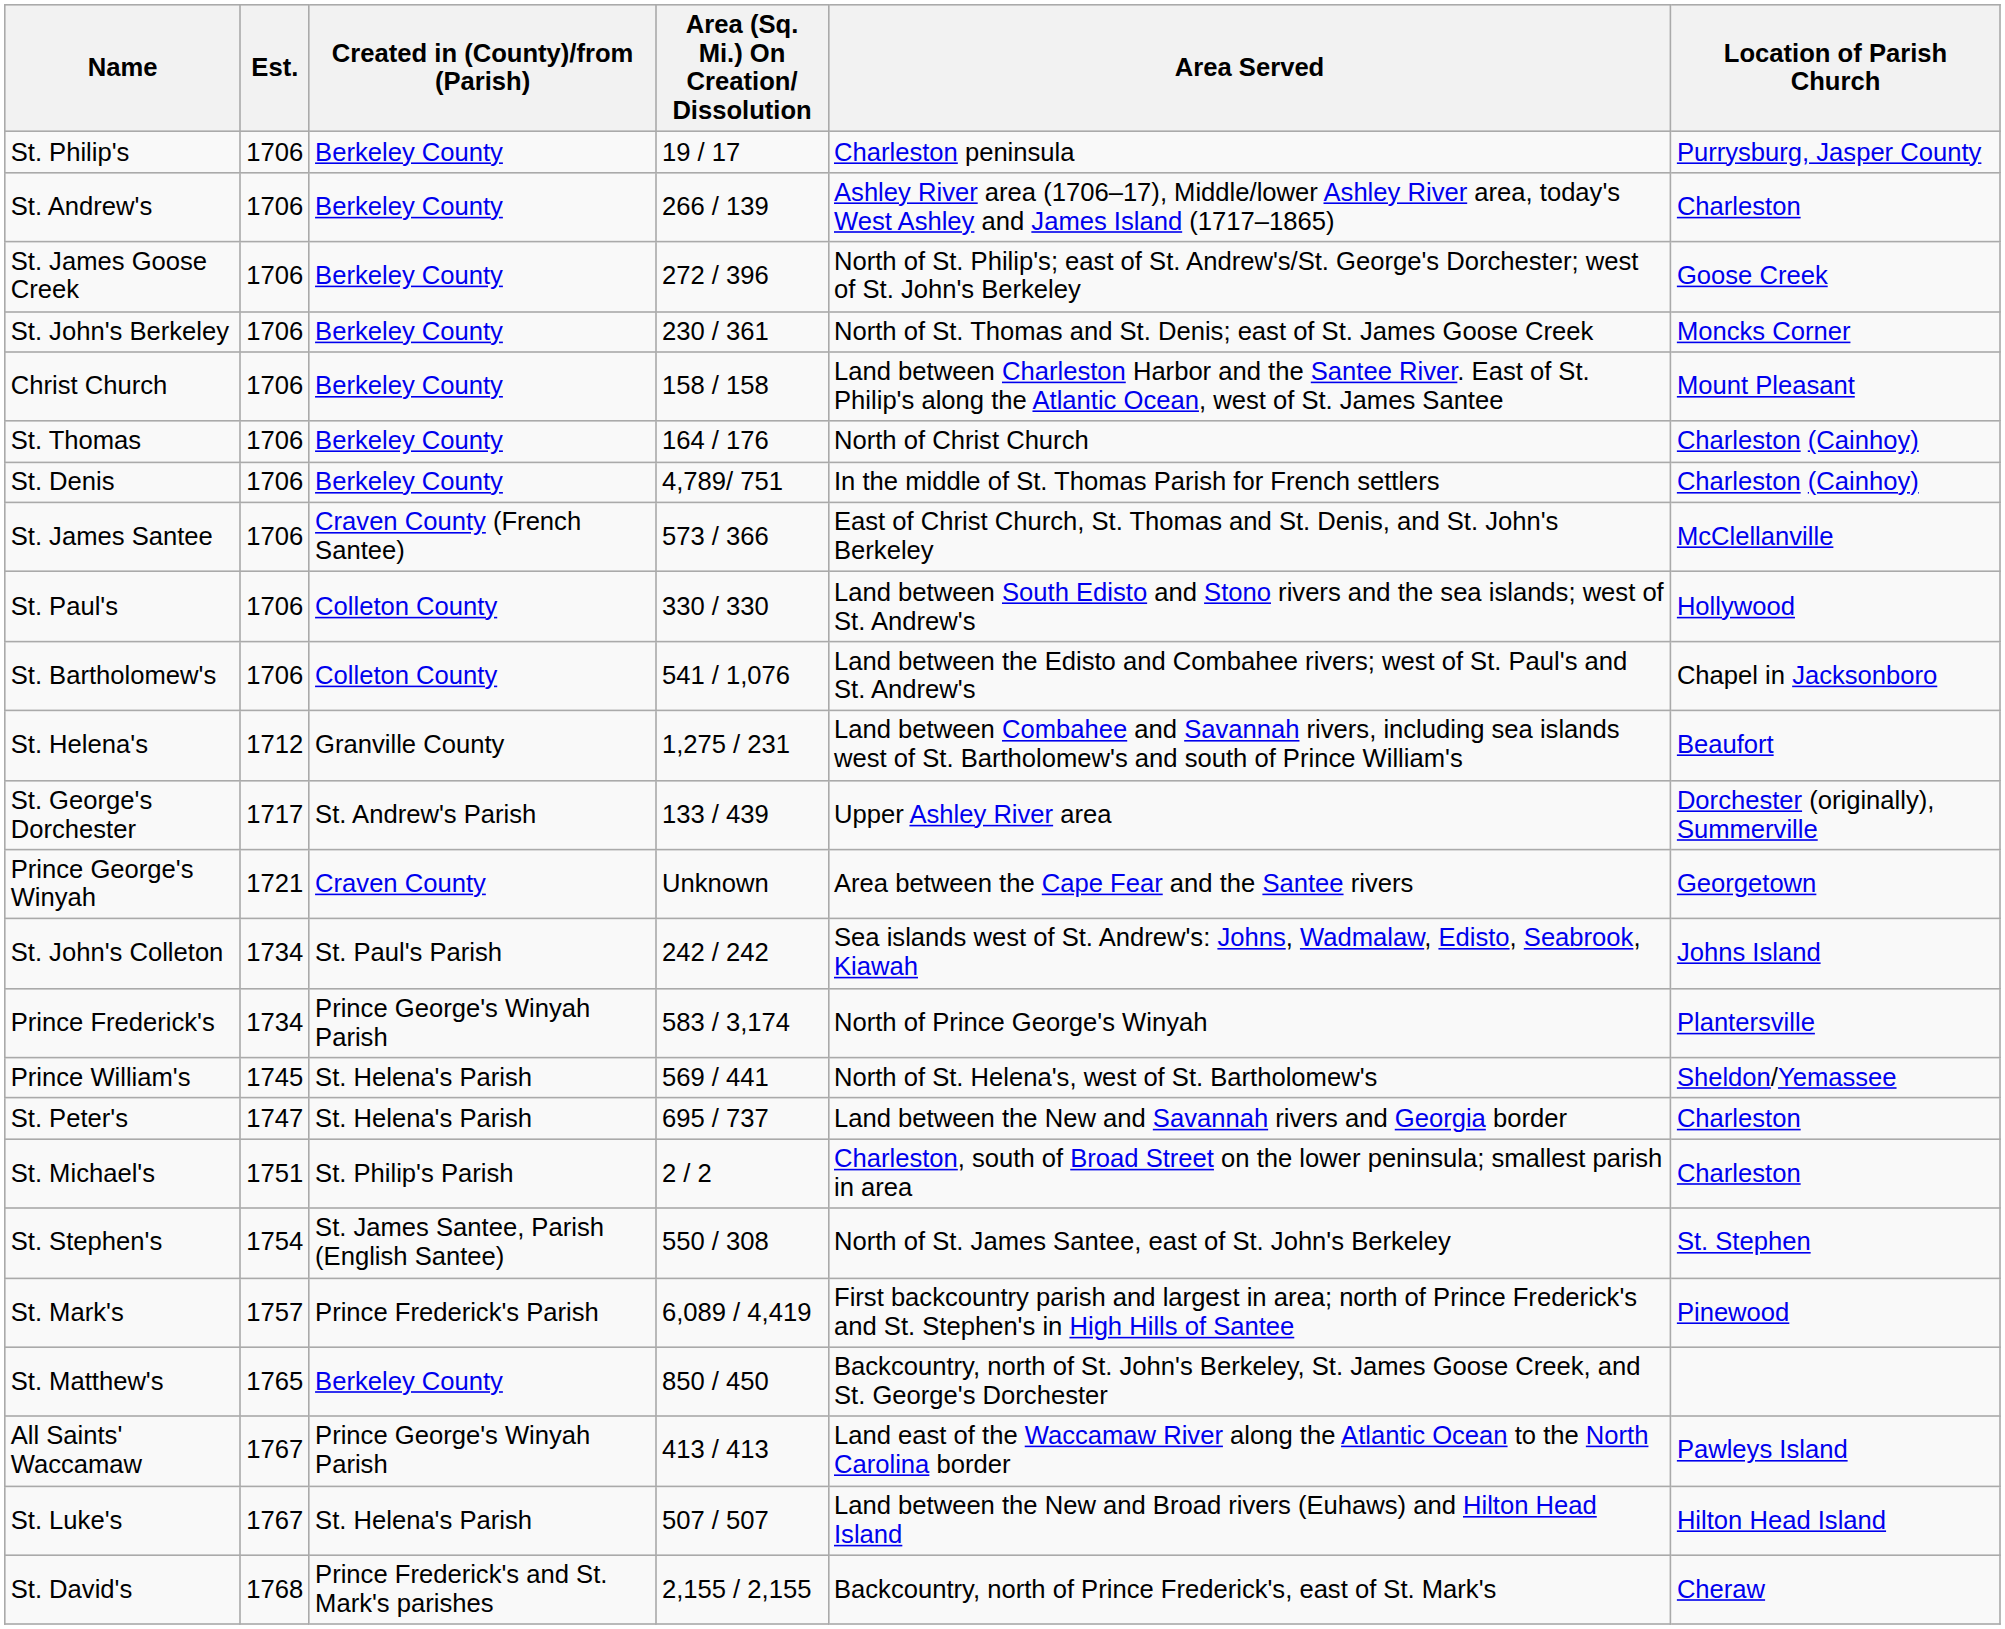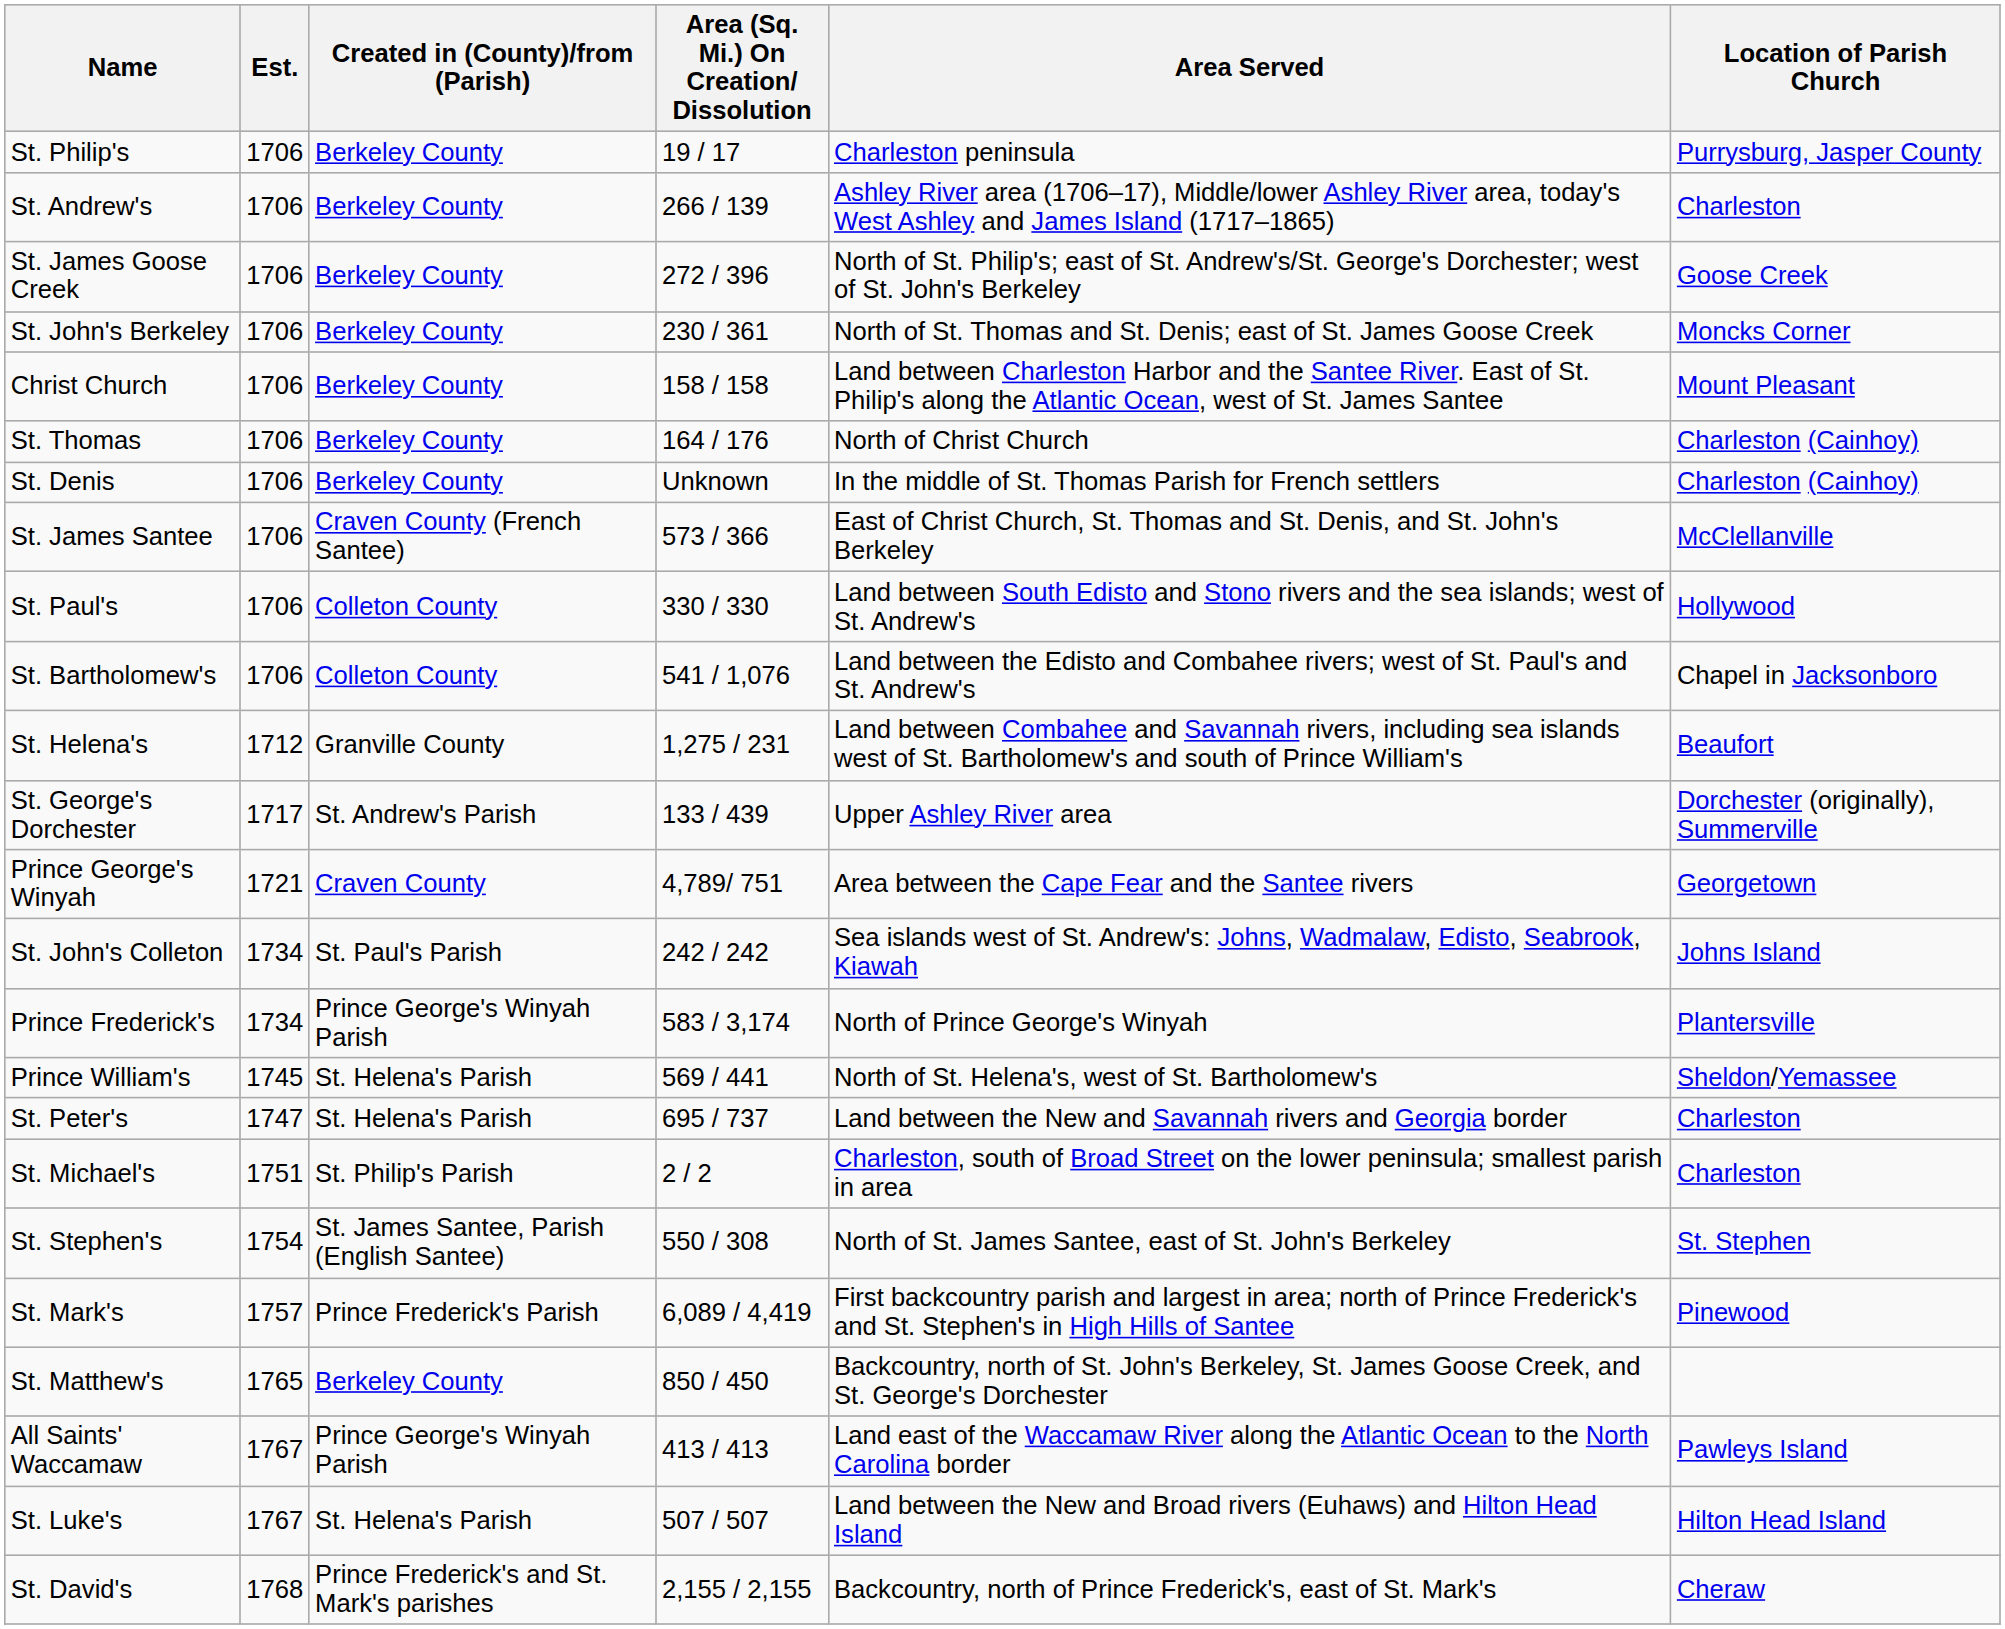(722, 481) 4,789/ 751 -> (715, 481) Unknown
(715, 883) Unknown -> (722, 883) 4,789/ 751
